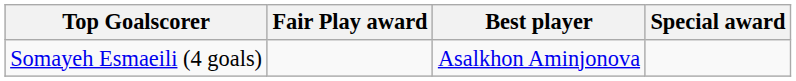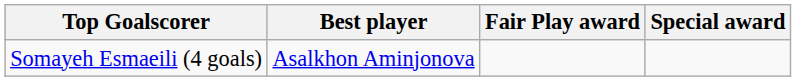columns swapped: (539, 22) <-> (350, 22)
